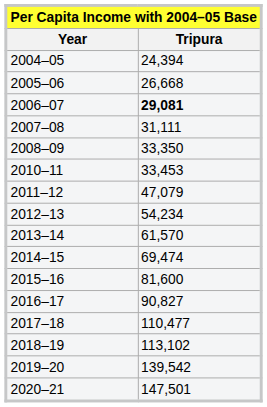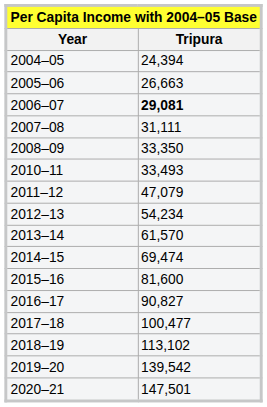(162, 83) 26,668 -> (162, 83) 26,663
(162, 170) 33,453 -> (162, 170) 33,493
(166, 323) 110,477 -> (166, 323) 100,477
